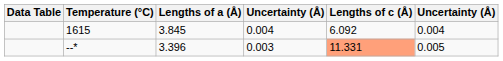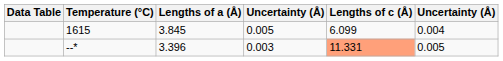(260, 30) 0.004 -> (260, 30) 0.005
(343, 30) 6.092 -> (343, 30) 6.099
